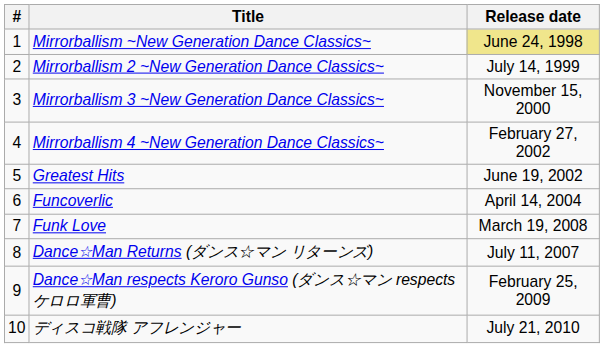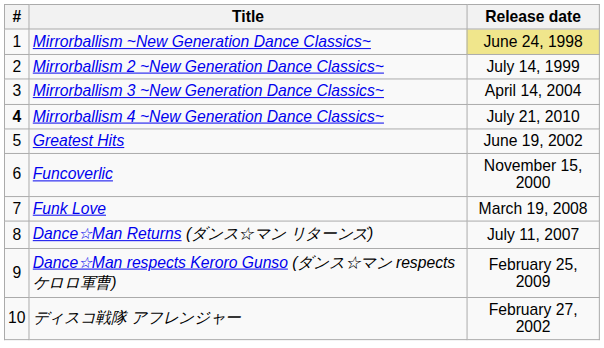(533, 100) November 15, 2000 -> (533, 91) April 14, 2004
(17, 142) normal -> (17, 116) bold
(533, 142) February 27, 2002 -> (533, 116) July 21, 2010
(533, 201) April 14, 2004 -> (533, 174) November 15, 2000
(533, 328) July 21, 2010 -> (533, 318) February 27, 2002
